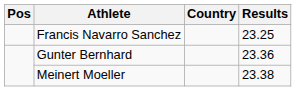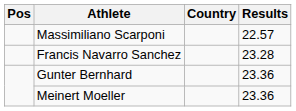+ row: (101, 34)
(258, 34) 23.25 -> (258, 55) 23.28
(258, 75) 23.38 -> (258, 95) 23.36
